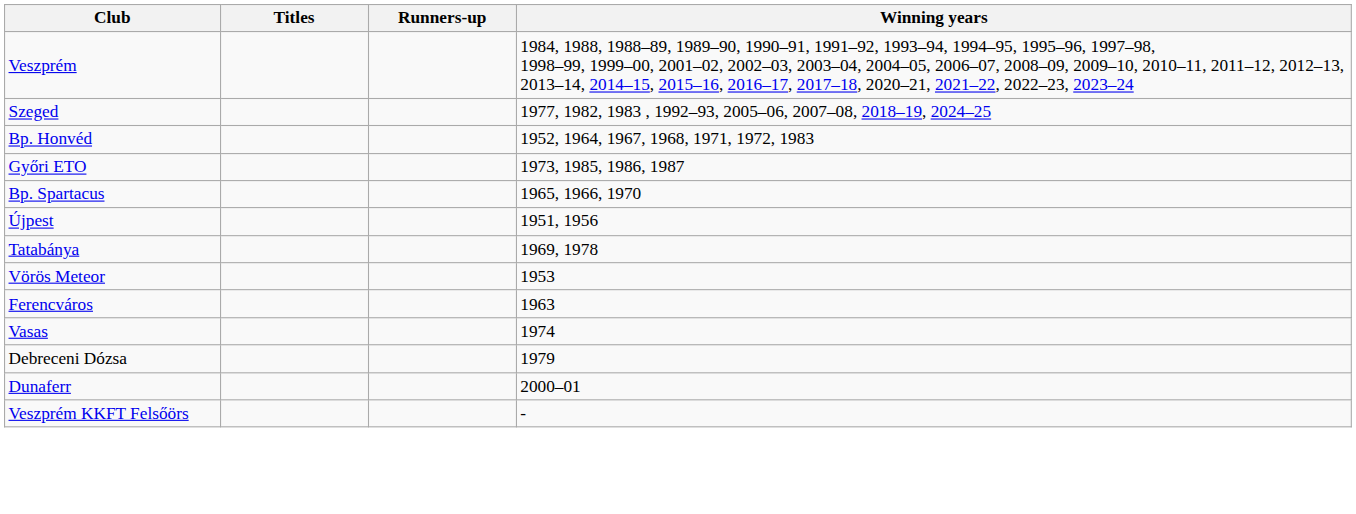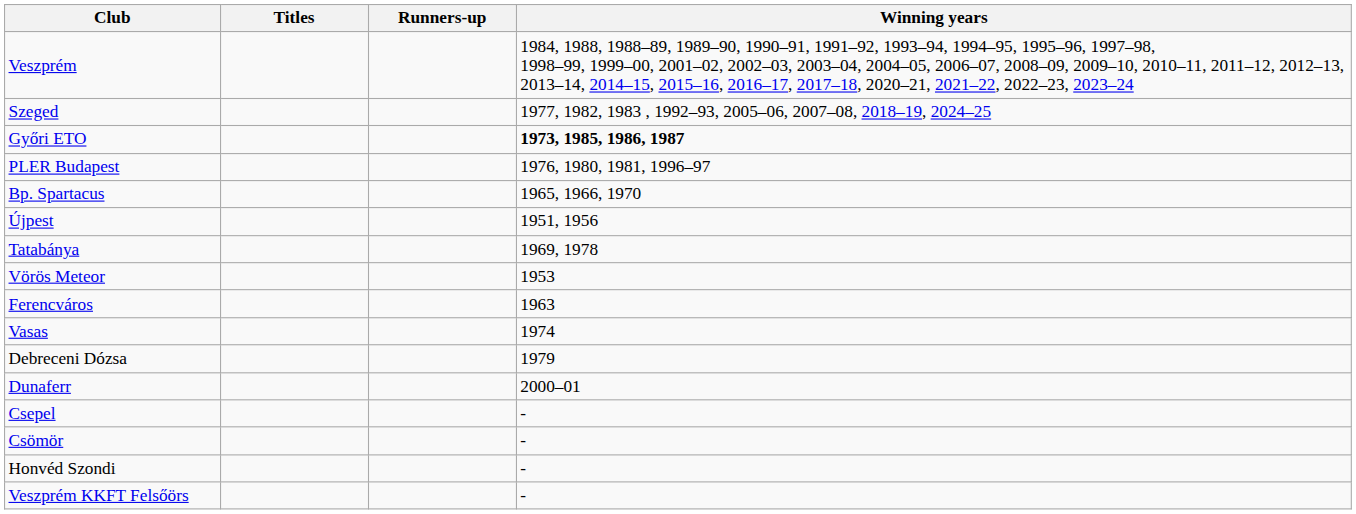- row: (50, 139)
(602, 166) normal -> (602, 139) bold
+ row: (64, 166)
+ row: (32, 413)
+ row: (36, 440)
+ row: (62, 468)
